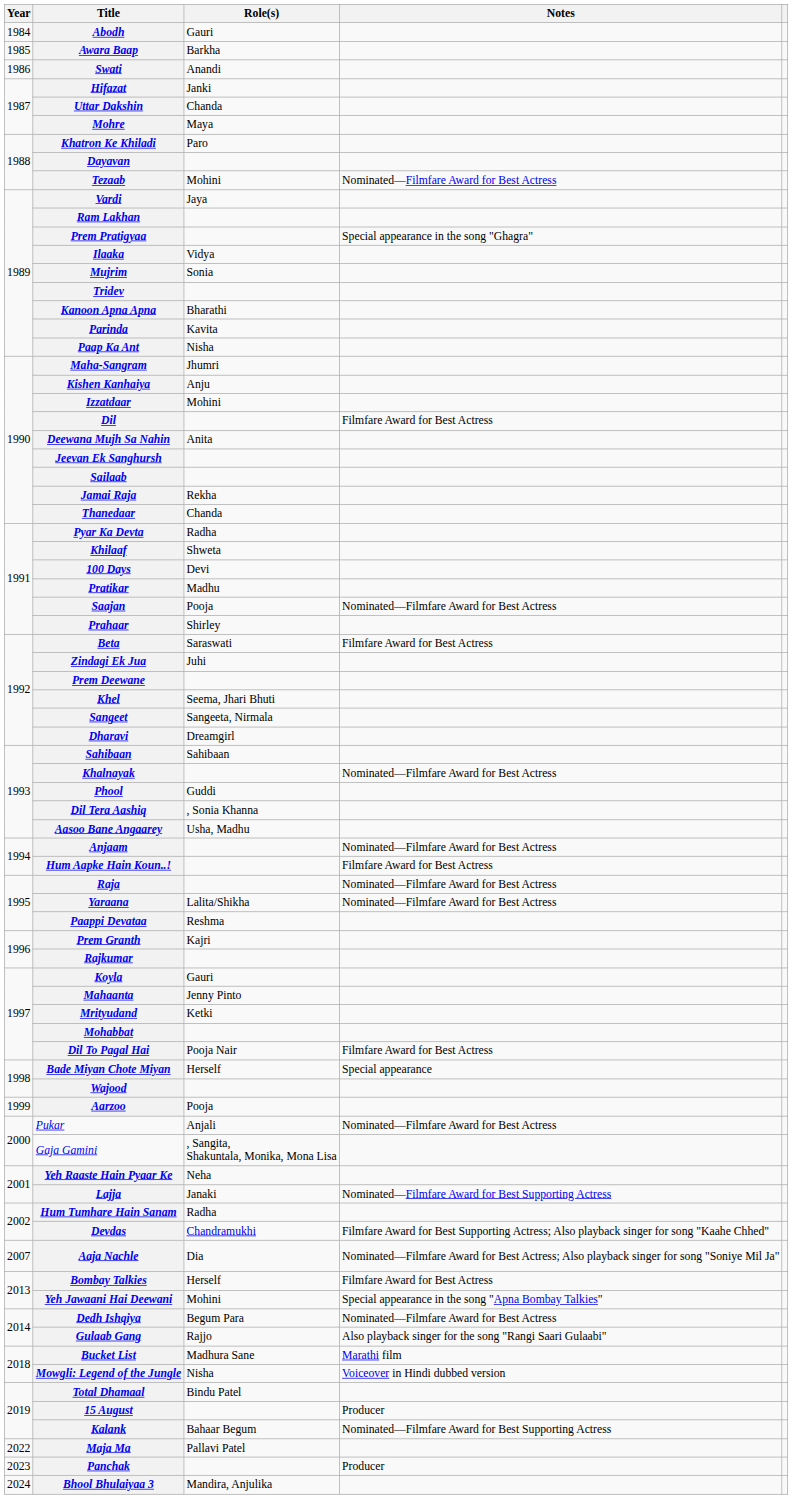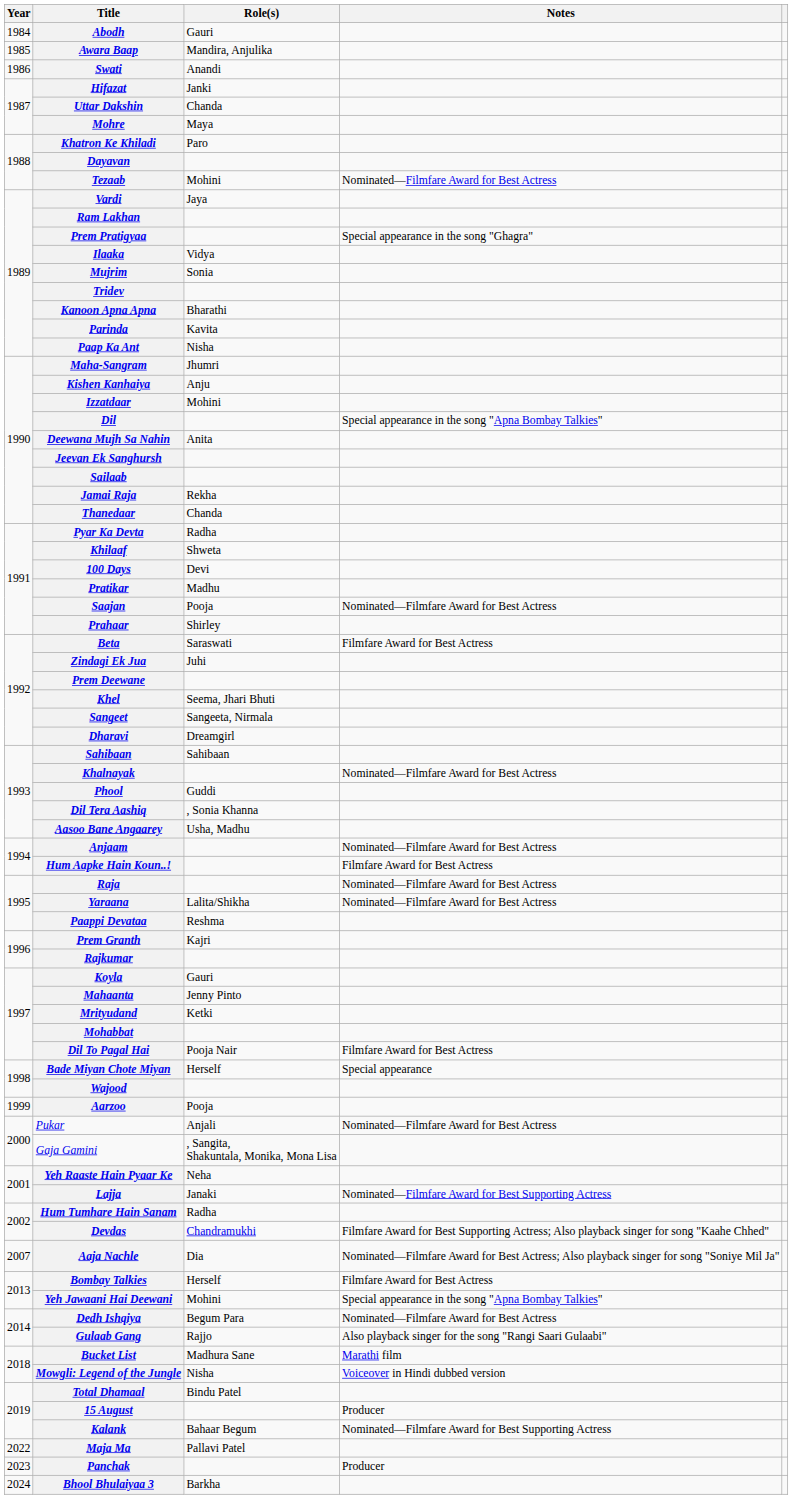(203, 50) Barkha -> (229, 50) Mandira, Anjulika
(417, 421) Filmfare Award for Best Actress -> (472, 421) Special appearance in the song "Apna Bombay Talkies"
(229, 1484) Mandira, Anjulika -> (203, 1484) Barkha
